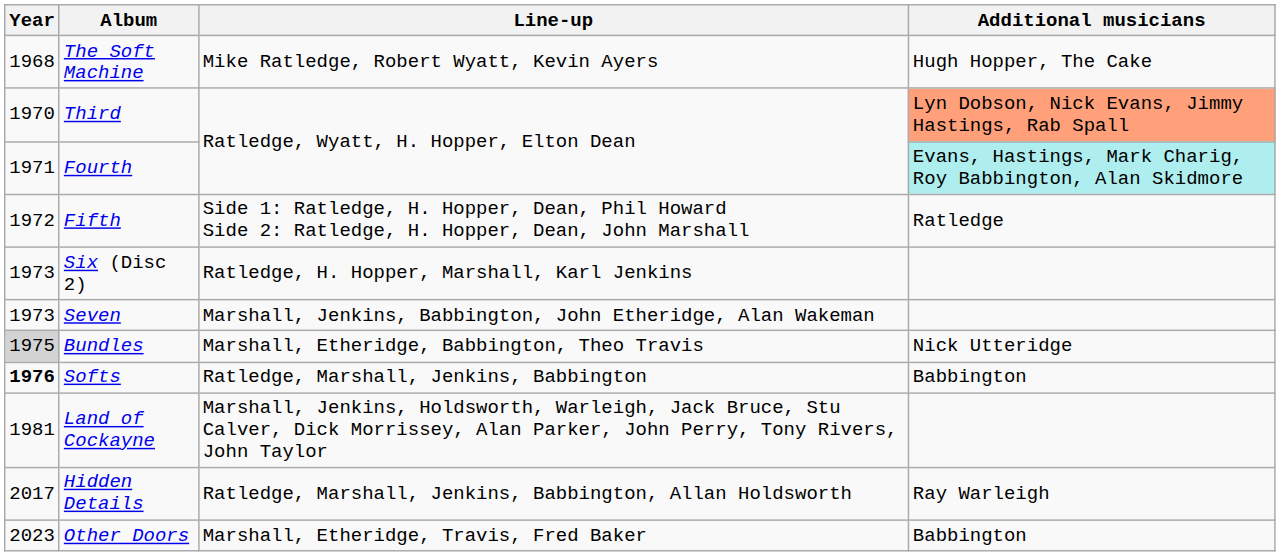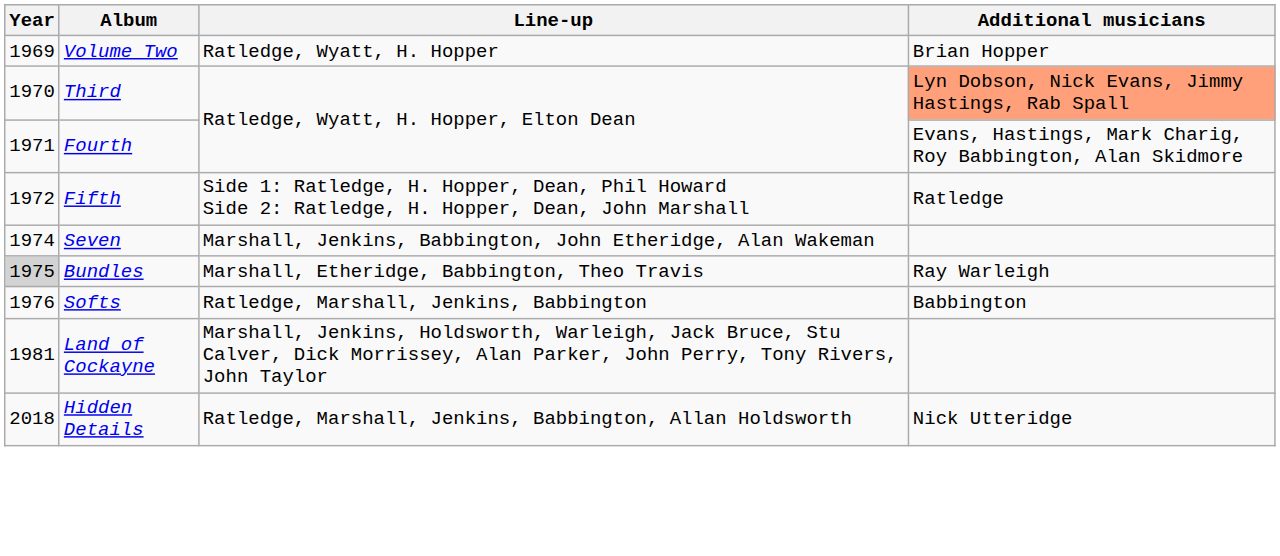- row: (109, 62)
+ row: (121, 51)
(1078, 168) paleturquoise background -> (1078, 146) no background
- row: (115, 273)
(32, 315) 1973 -> (32, 241) 1974
(993, 346) Nick Utteridge -> (981, 271) Ray Warleigh
(32, 377) bold -> (32, 302) normal
(32, 494) 2017 -> (32, 419) 2018
(981, 494) Ray Warleigh -> (993, 419) Nick Utteridge
- row: (127, 536)
